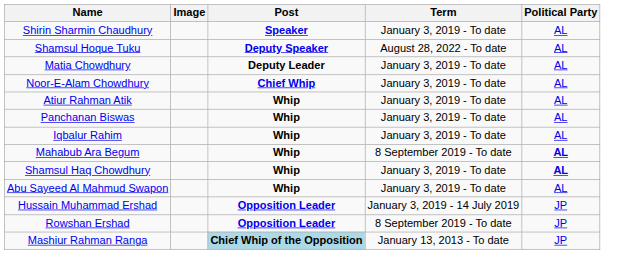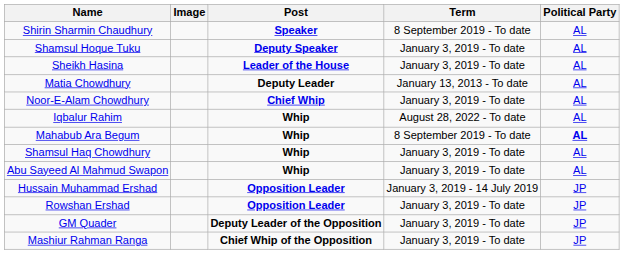(443, 30) January 3, 2019 - To date -> (462, 30) 8 September 2019 - To date
(443, 48) August 28, 2022 - To date -> (462, 48) January 3, 2019 - To date
+ row: (88, 65)
(443, 65) January 3, 2019 - To date -> (462, 83) January 13, 2013 - To date
- row: (88, 100)
- row: (88, 118)
(443, 135) January 3, 2019 - To date -> (462, 118) August 28, 2022 - To date
(561, 170) bold -> (580, 153) normal
(443, 223) 8 September 2019 - To date -> (462, 205) January 3, 2019 - To date
+ row: (88, 223)
(286, 240) lightblue background -> (296, 240) no background
(443, 240) January 13, 2013 - To date -> (462, 240) January 3, 2019 - To date
